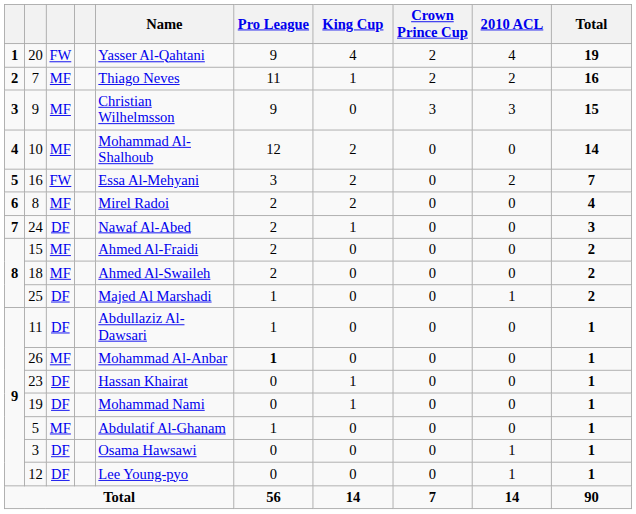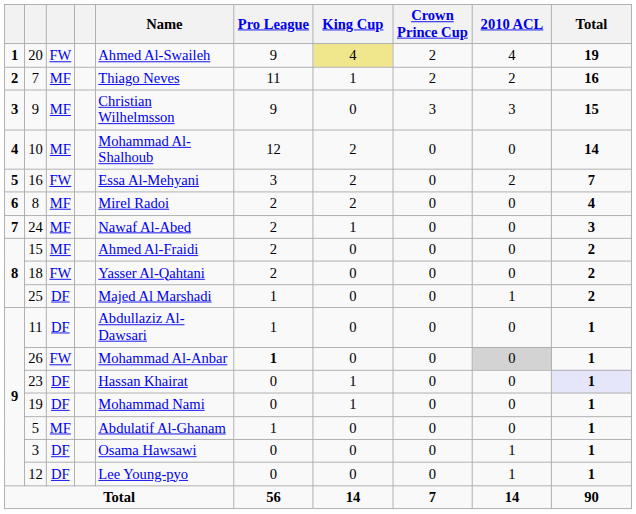(152, 55) Yasser Al-Qahtani -> (154, 55) Ahmed Al-Swaileh
(353, 55) no background -> (353, 55) khaki background
(60, 226) DF -> (60, 226) MF
(60, 273) MF -> (60, 273) FW
(154, 273) Ahmed Al-Swaileh -> (152, 273) Yasser Al-Qahtani
(60, 358) MF -> (60, 358) FW
(512, 358) no background -> (512, 358) lightgrey background
(591, 381) no background -> (591, 381) lavender background
